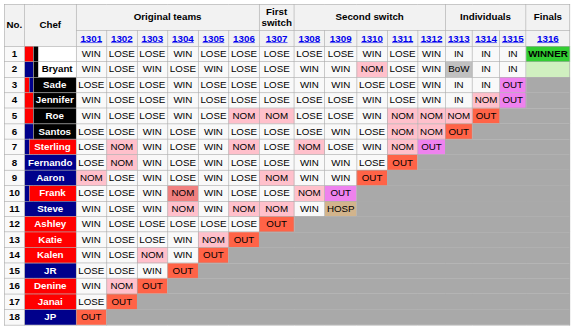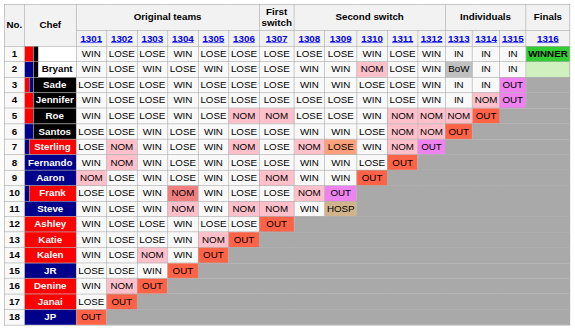(309, 131) LOSE -> (309, 131) WIN
(341, 147) no background -> (341, 147) lightsalmon background
(91, 162) LOSE -> (91, 162) WIN
(183, 224) LOSE -> (183, 224) WIN
